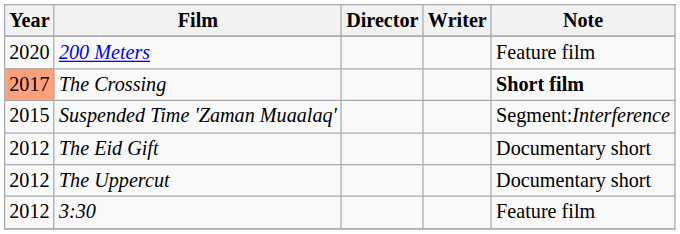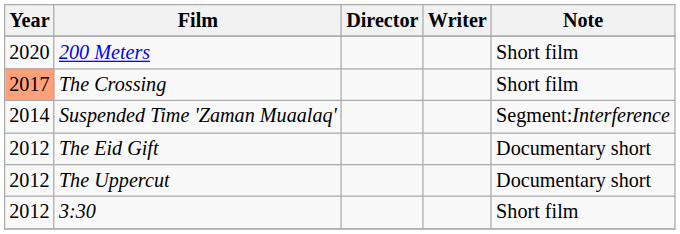(546, 52) Feature film -> (537, 52) Short film
(540, 84) bold -> (537, 84) normal
(29, 116) 2015 -> (29, 116) 2014
(546, 212) Feature film -> (537, 212) Short film
